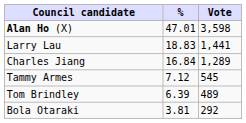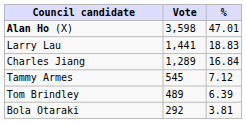columns swapped: (220, 13) <-> (181, 13)
